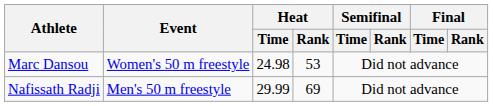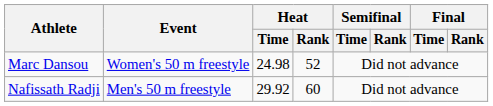(313, 64) 53 -> (313, 64) 52
(273, 89) 29.99 -> (273, 89) 29.92
(313, 89) 69 -> (313, 89) 60
